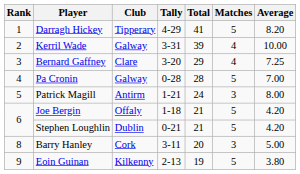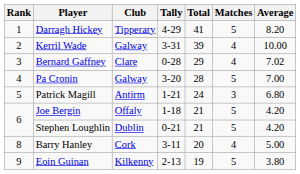(171, 62) 3-20 -> (171, 62) 0-28
(275, 62) 7.25 -> (275, 62) 7.02
(171, 78) 0-28 -> (171, 78) 3-20
(275, 95) 8.00 -> (275, 95) 6.80
(234, 144) 3 -> (234, 144) 4
